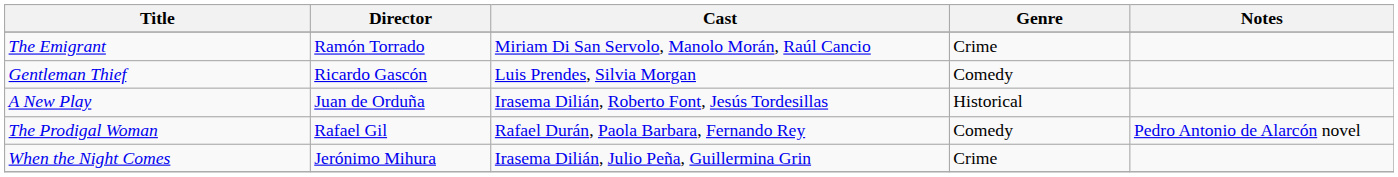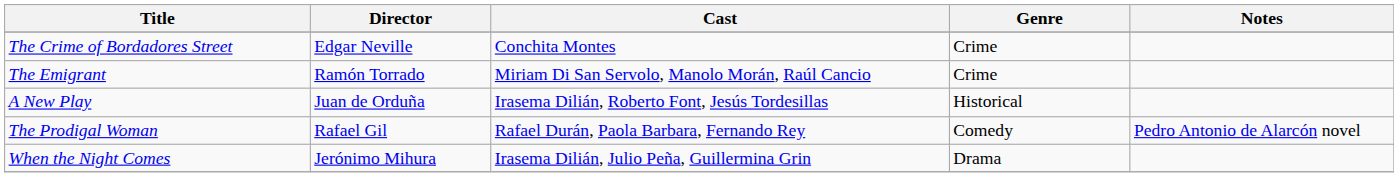+ row: (121, 46)
- row: (68, 74)
(975, 158) Crime -> (977, 158) Drama
